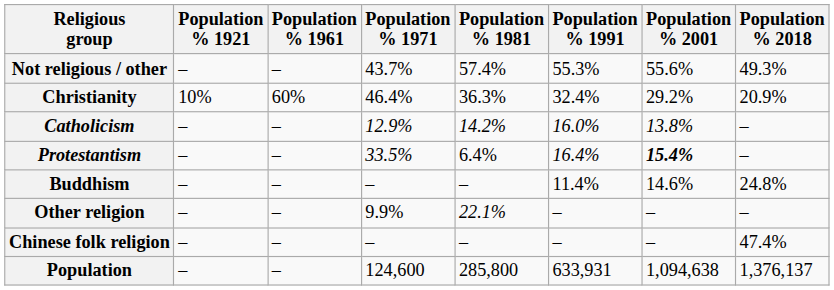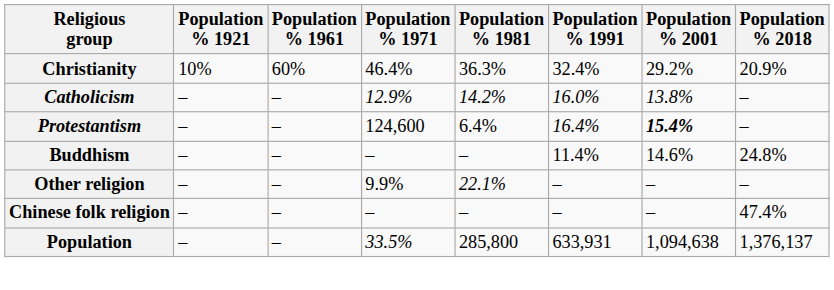- row: (89, 68)
(389, 155) 33.5% -> (395, 126) 124,600
(395, 270) 124,600 -> (389, 241) 33.5%
